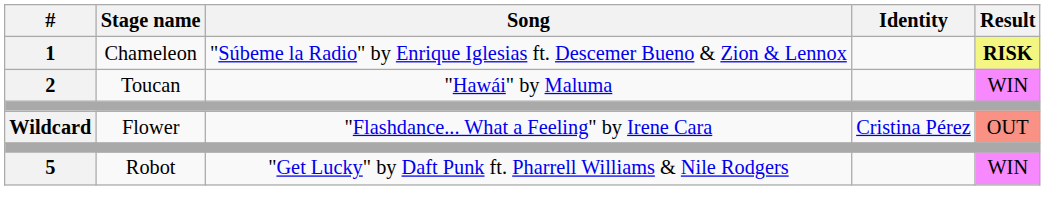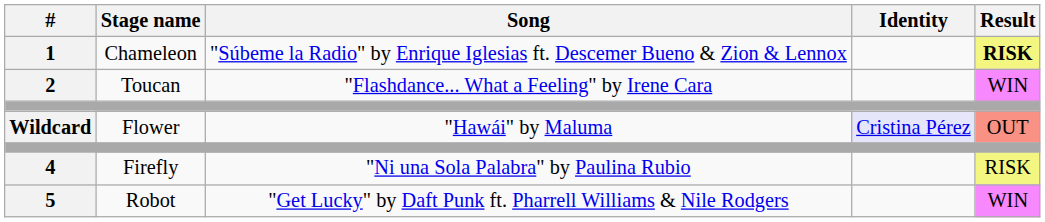(528, 85) "Hawái" by Maluma -> (528, 85) "Flashdance... What a Feeling" by Irene Cara
(528, 126) "Flashdance... What a Feeling" by Irene Cara -> (528, 126) "Hawái" by Maluma
(913, 126) no background -> (913, 126) lavender background
+ row: (50, 168)
